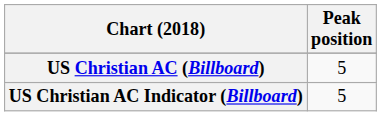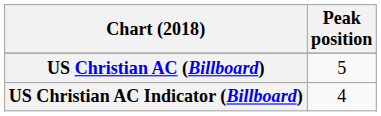(342, 96) 5 -> (342, 96) 4
